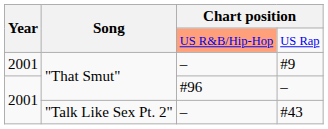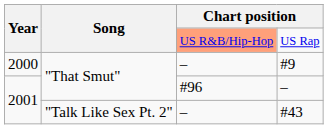(23, 64) 2001 -> (23, 64) 2000
